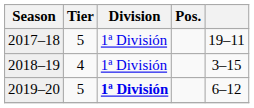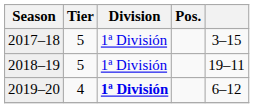(227, 40) 19–11 -> (226, 40) 3–15
(80, 65) 4 -> (80, 65) 5
(226, 65) 3–15 -> (227, 65) 19–11
(80, 89) 5 -> (80, 89) 4
